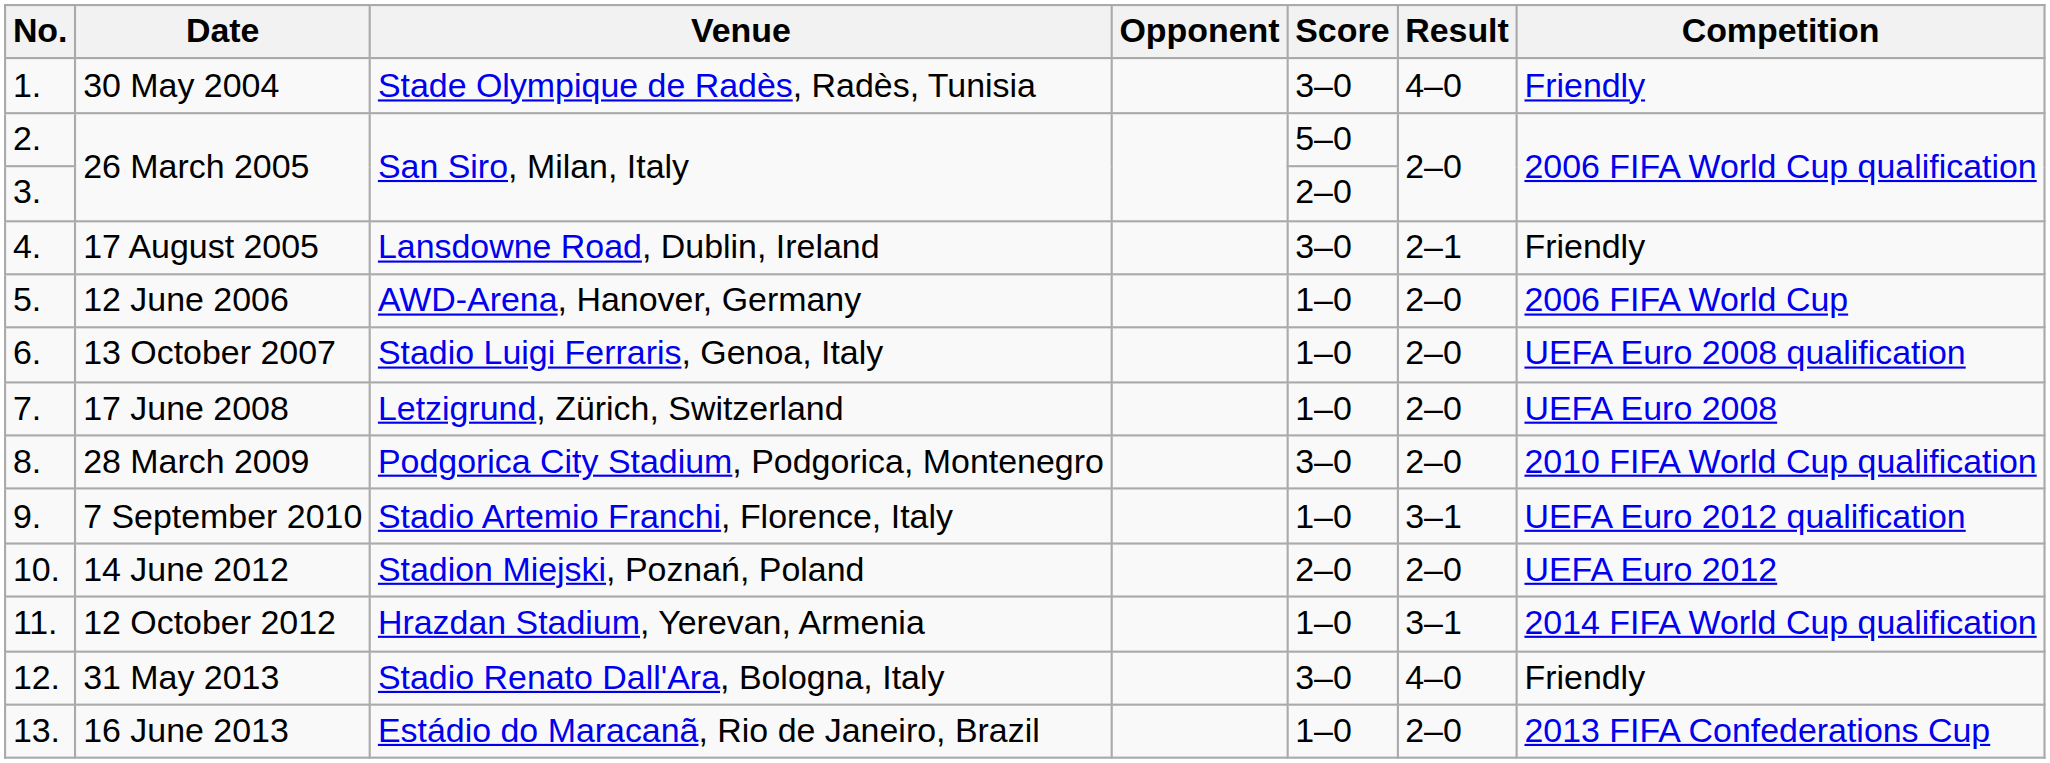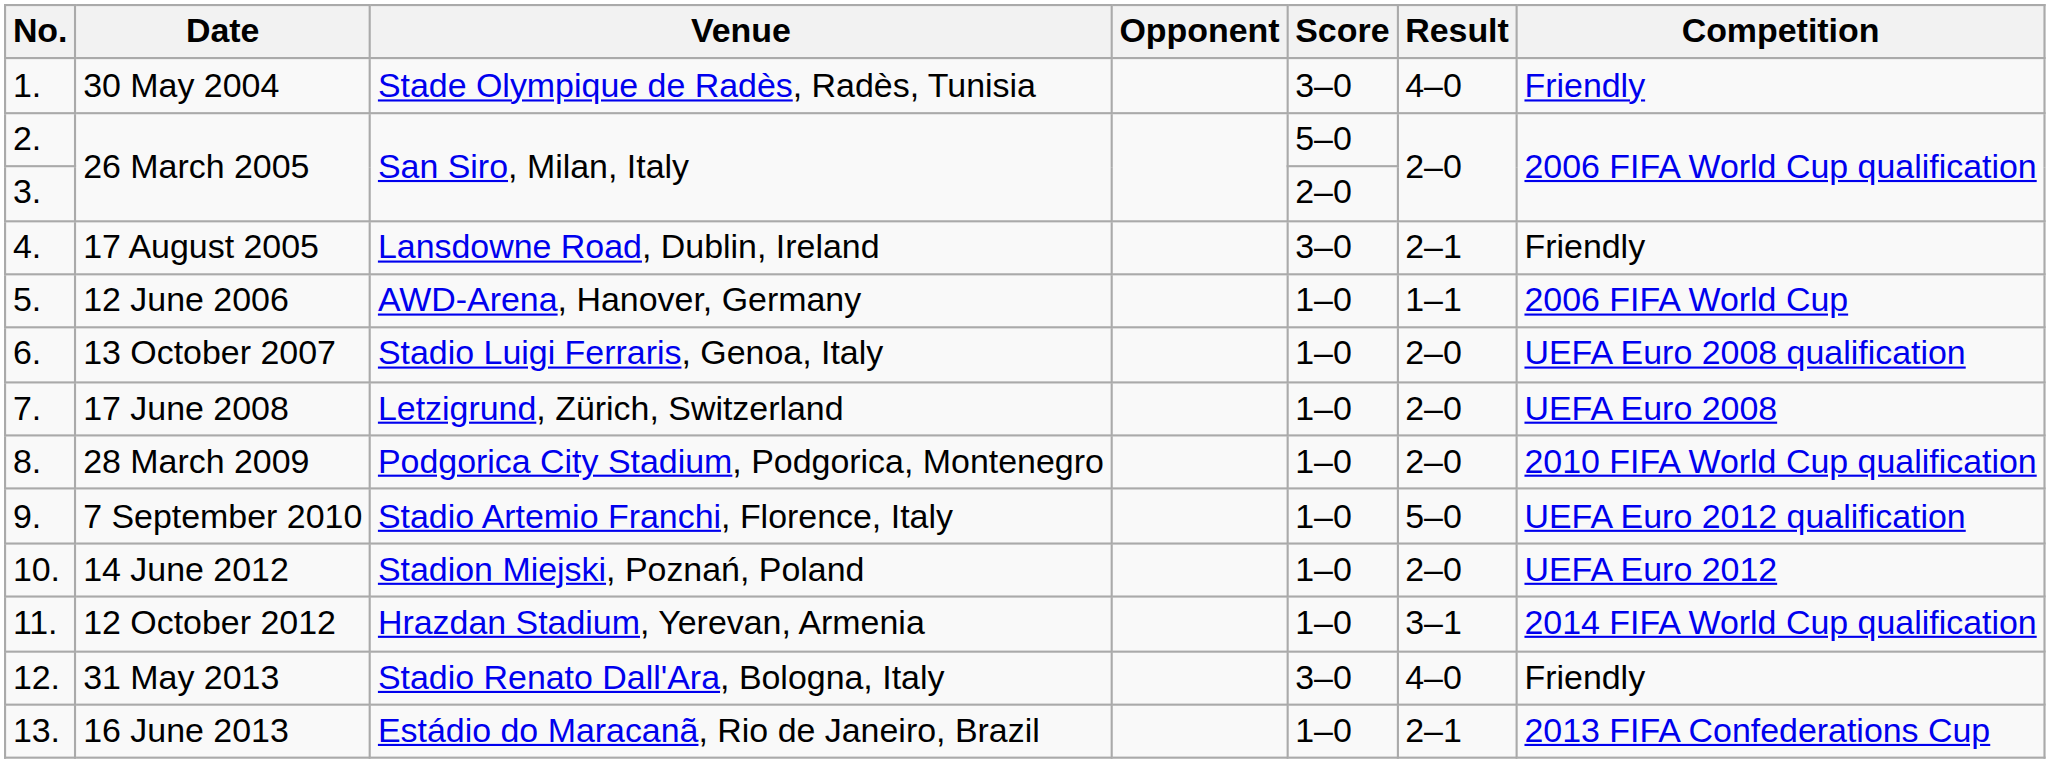(1433, 300) 2–0 -> (1433, 300) 1–1
(1324, 461) 3–0 -> (1324, 461) 1–0
(1433, 515) 3–1 -> (1433, 515) 5–0
(1324, 569) 2–0 -> (1324, 569) 1–0
(1433, 730) 2–0 -> (1433, 730) 2–1
